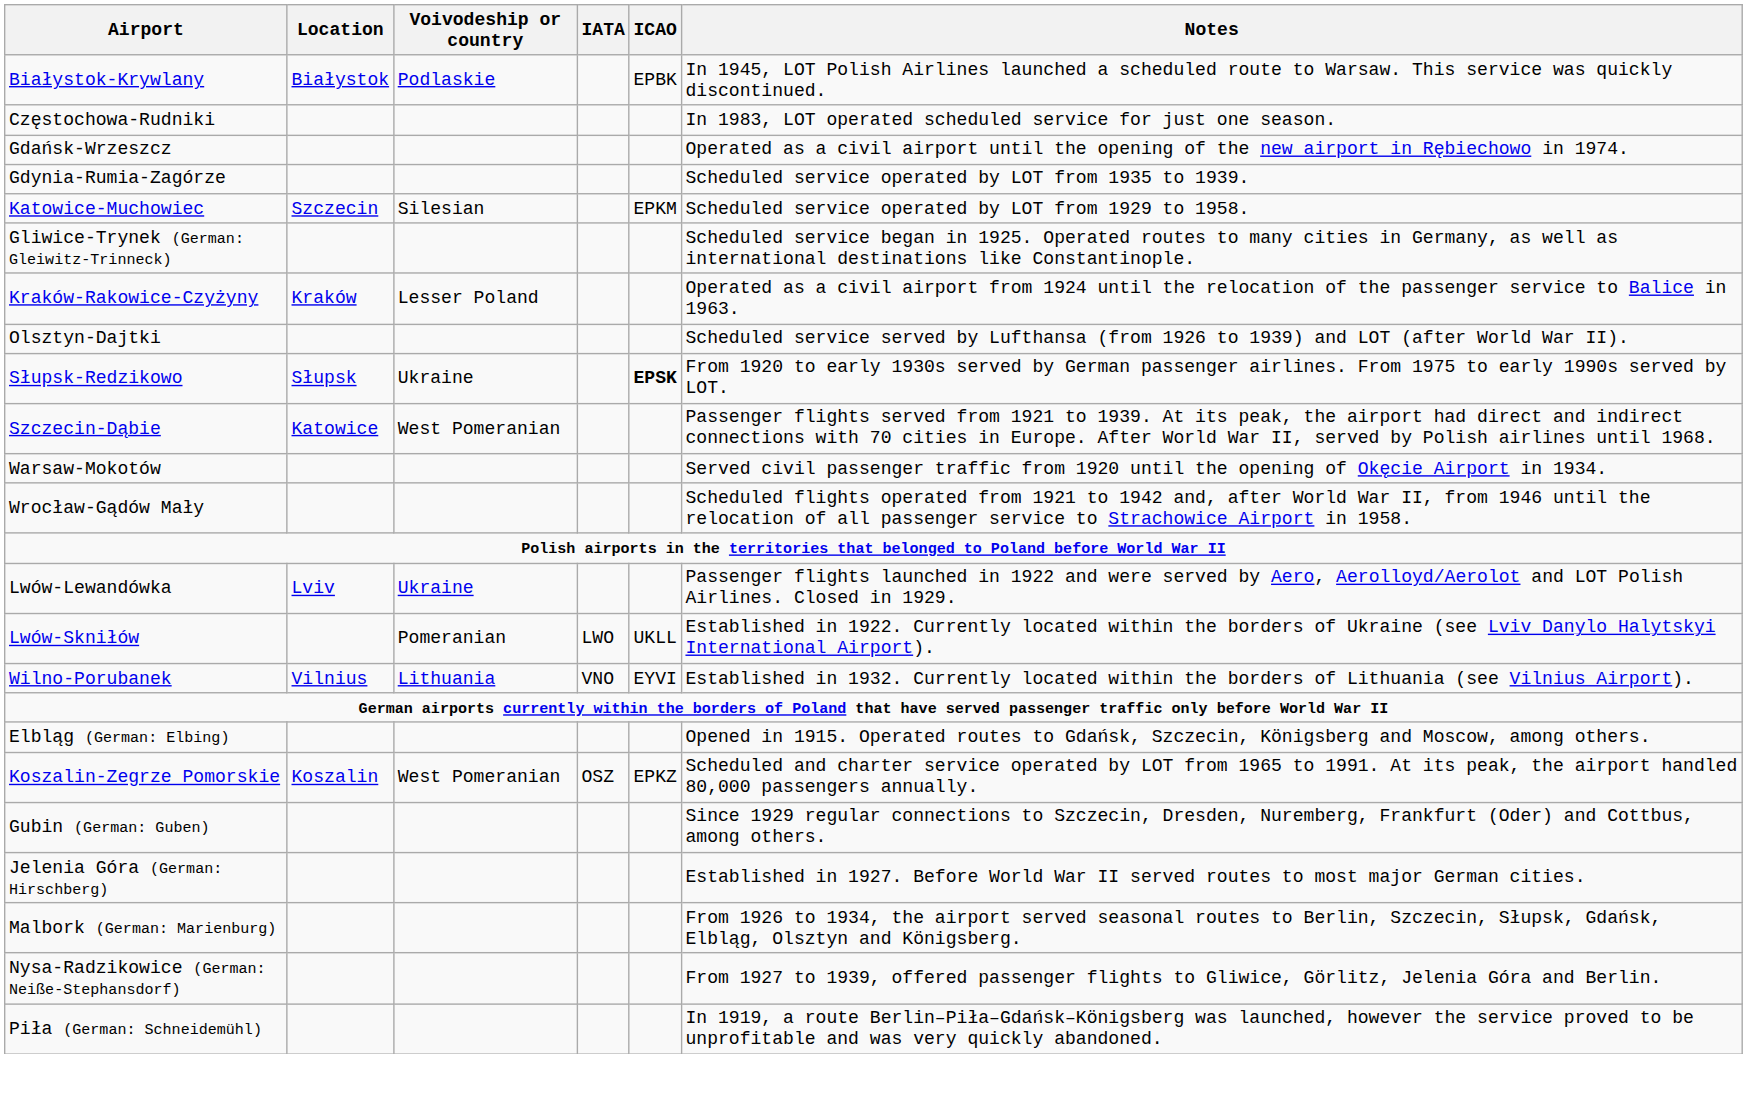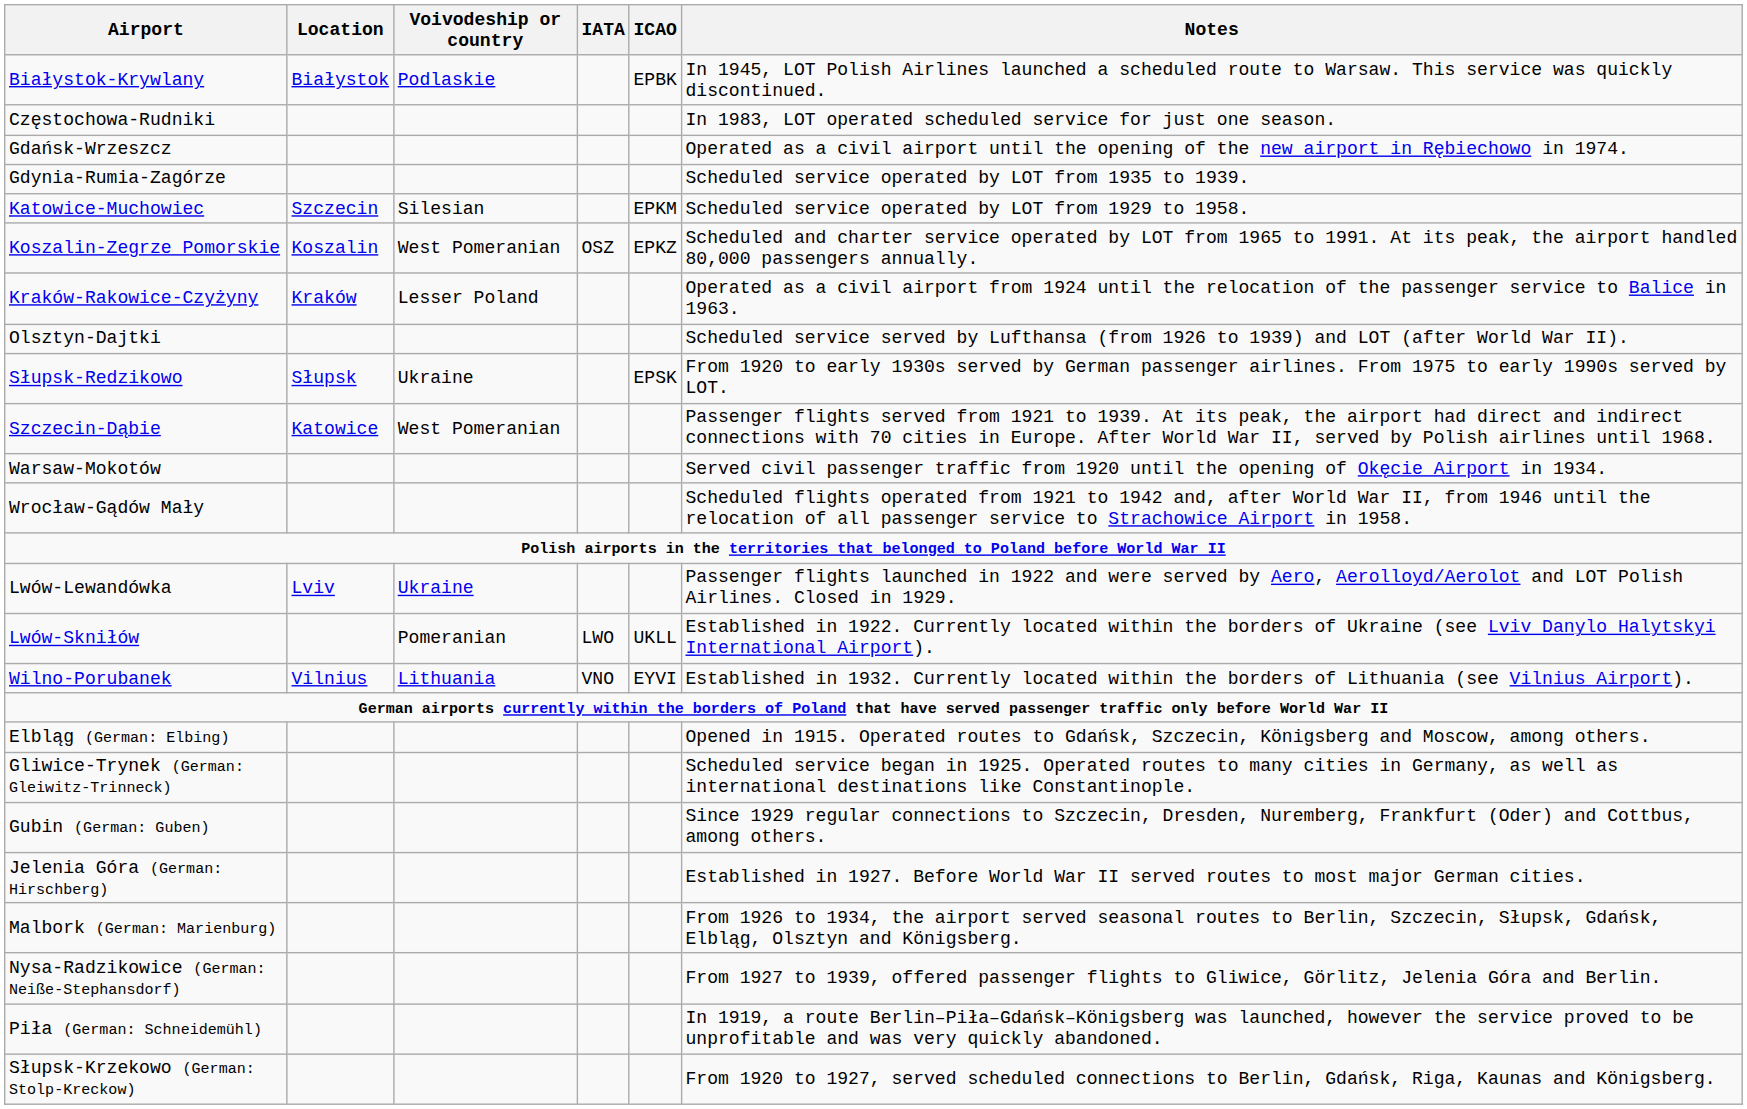rows swapped: (145, 777) <-> (126, 248)
(655, 378) bold -> (655, 378) normal
+ row: (132, 1078)
